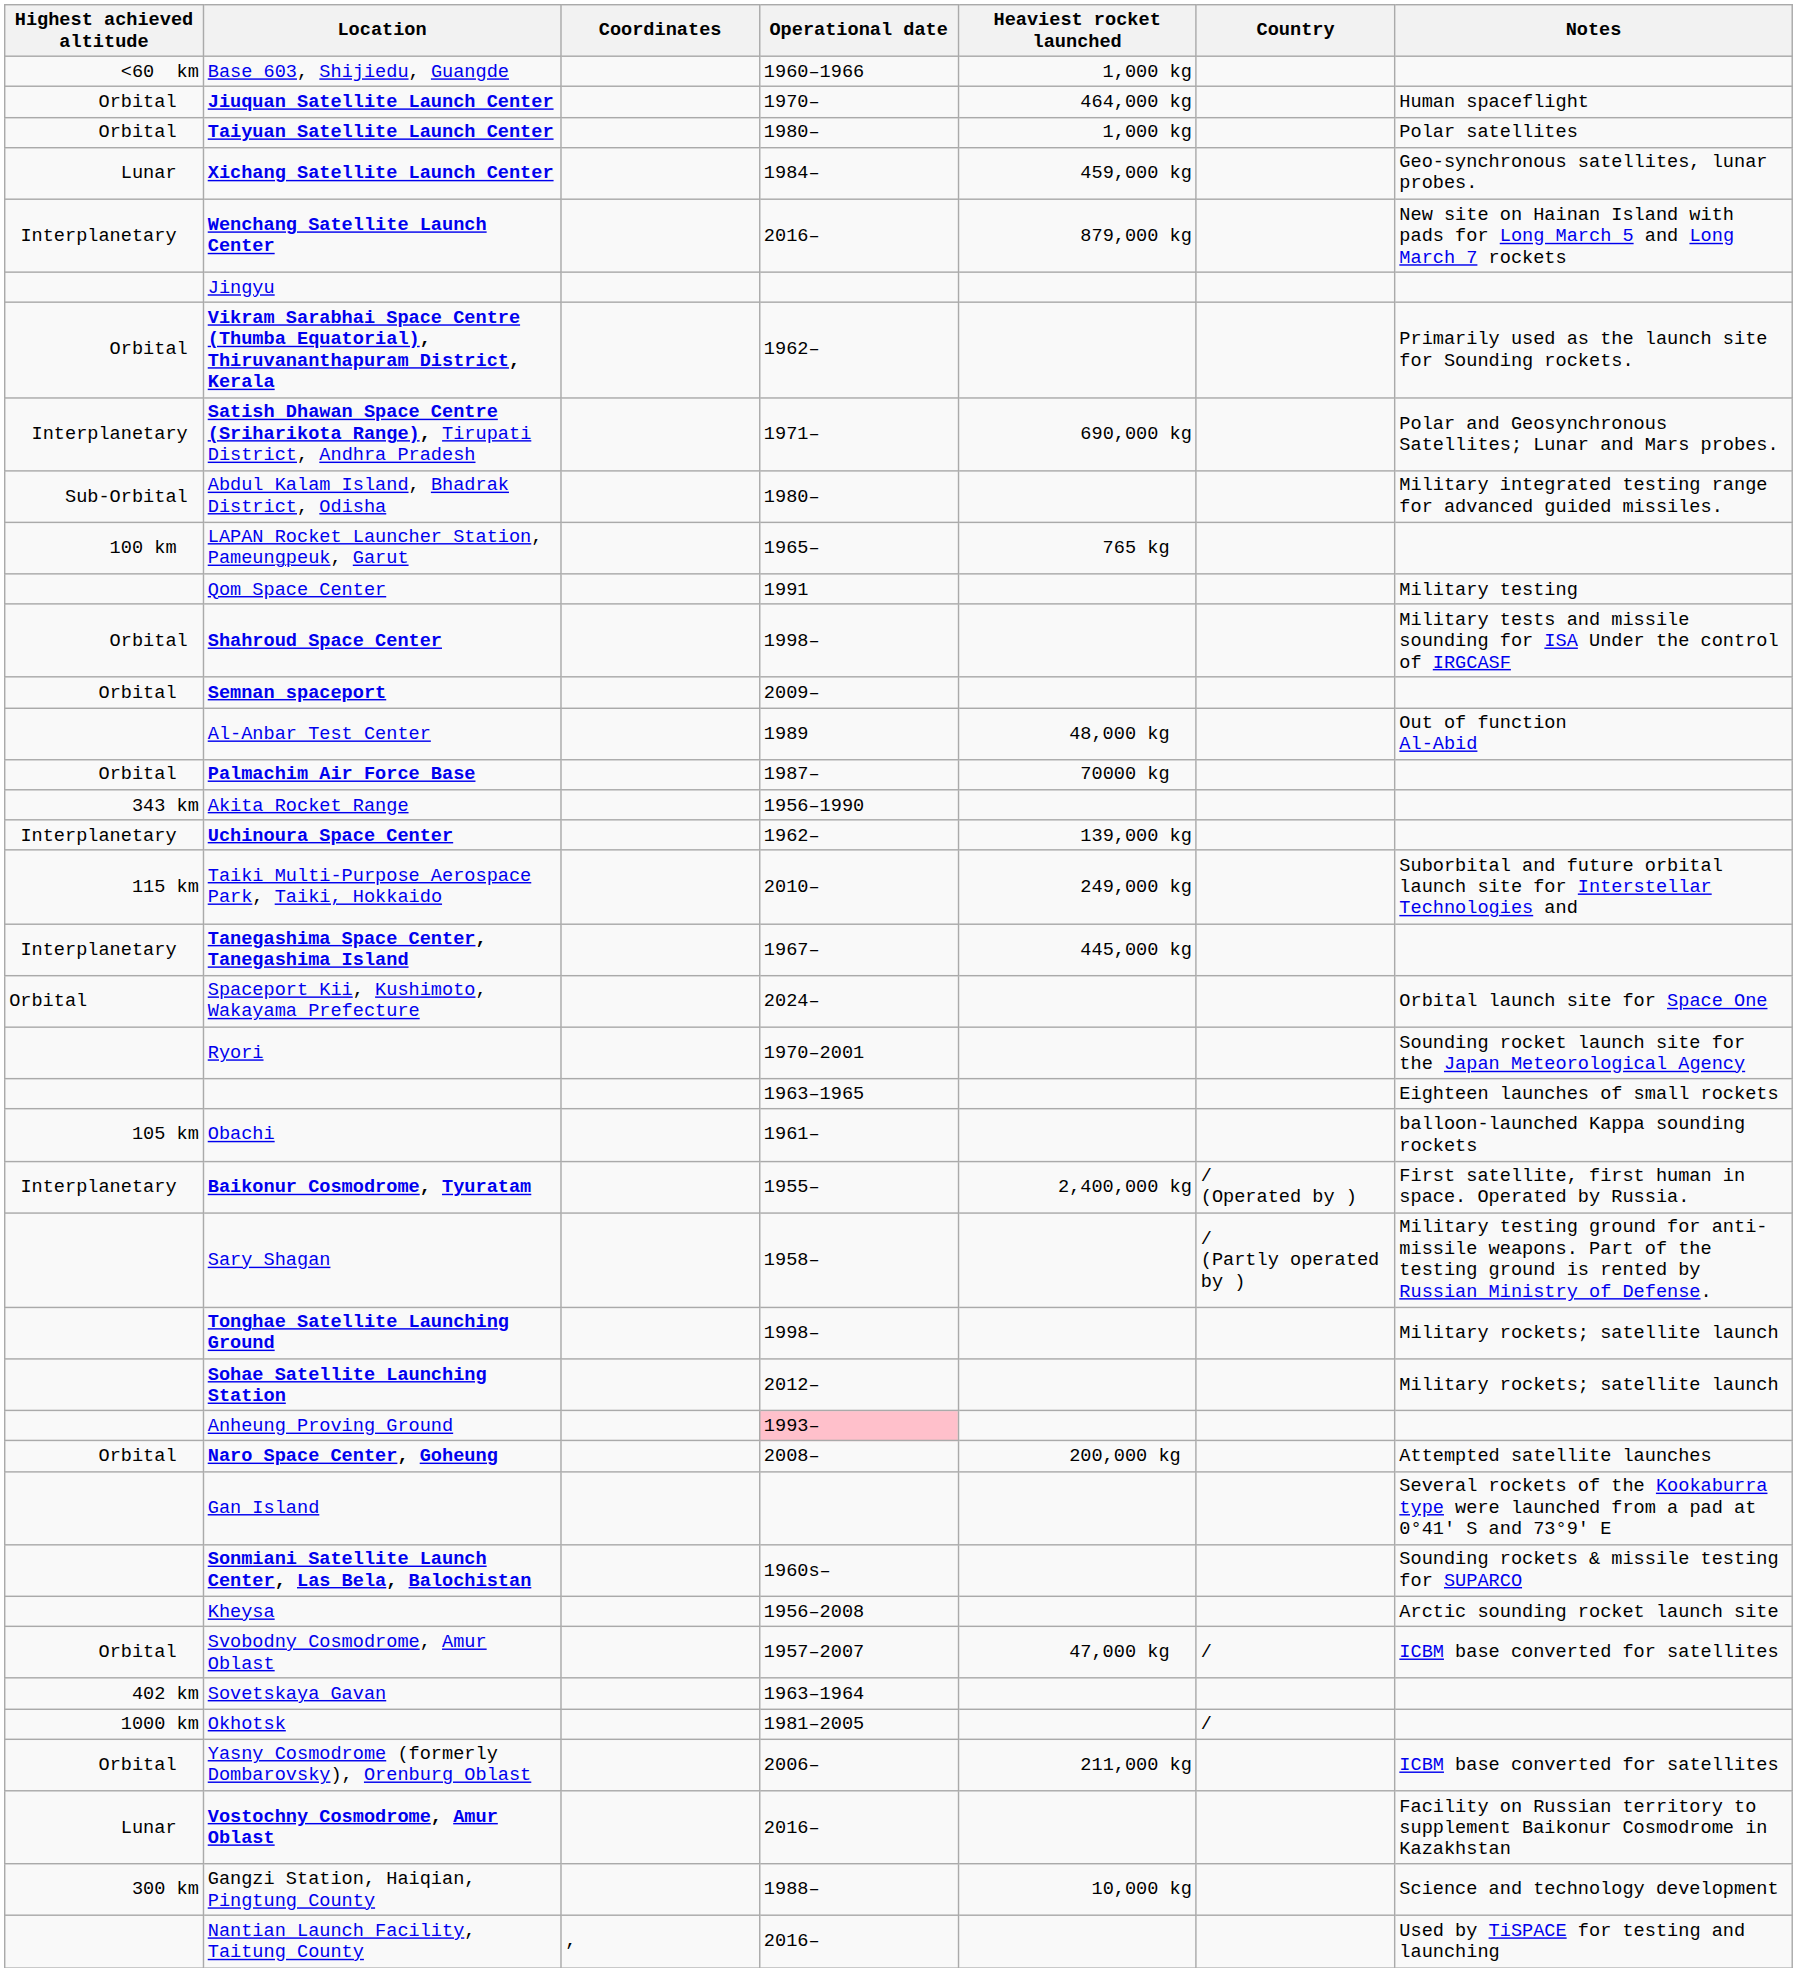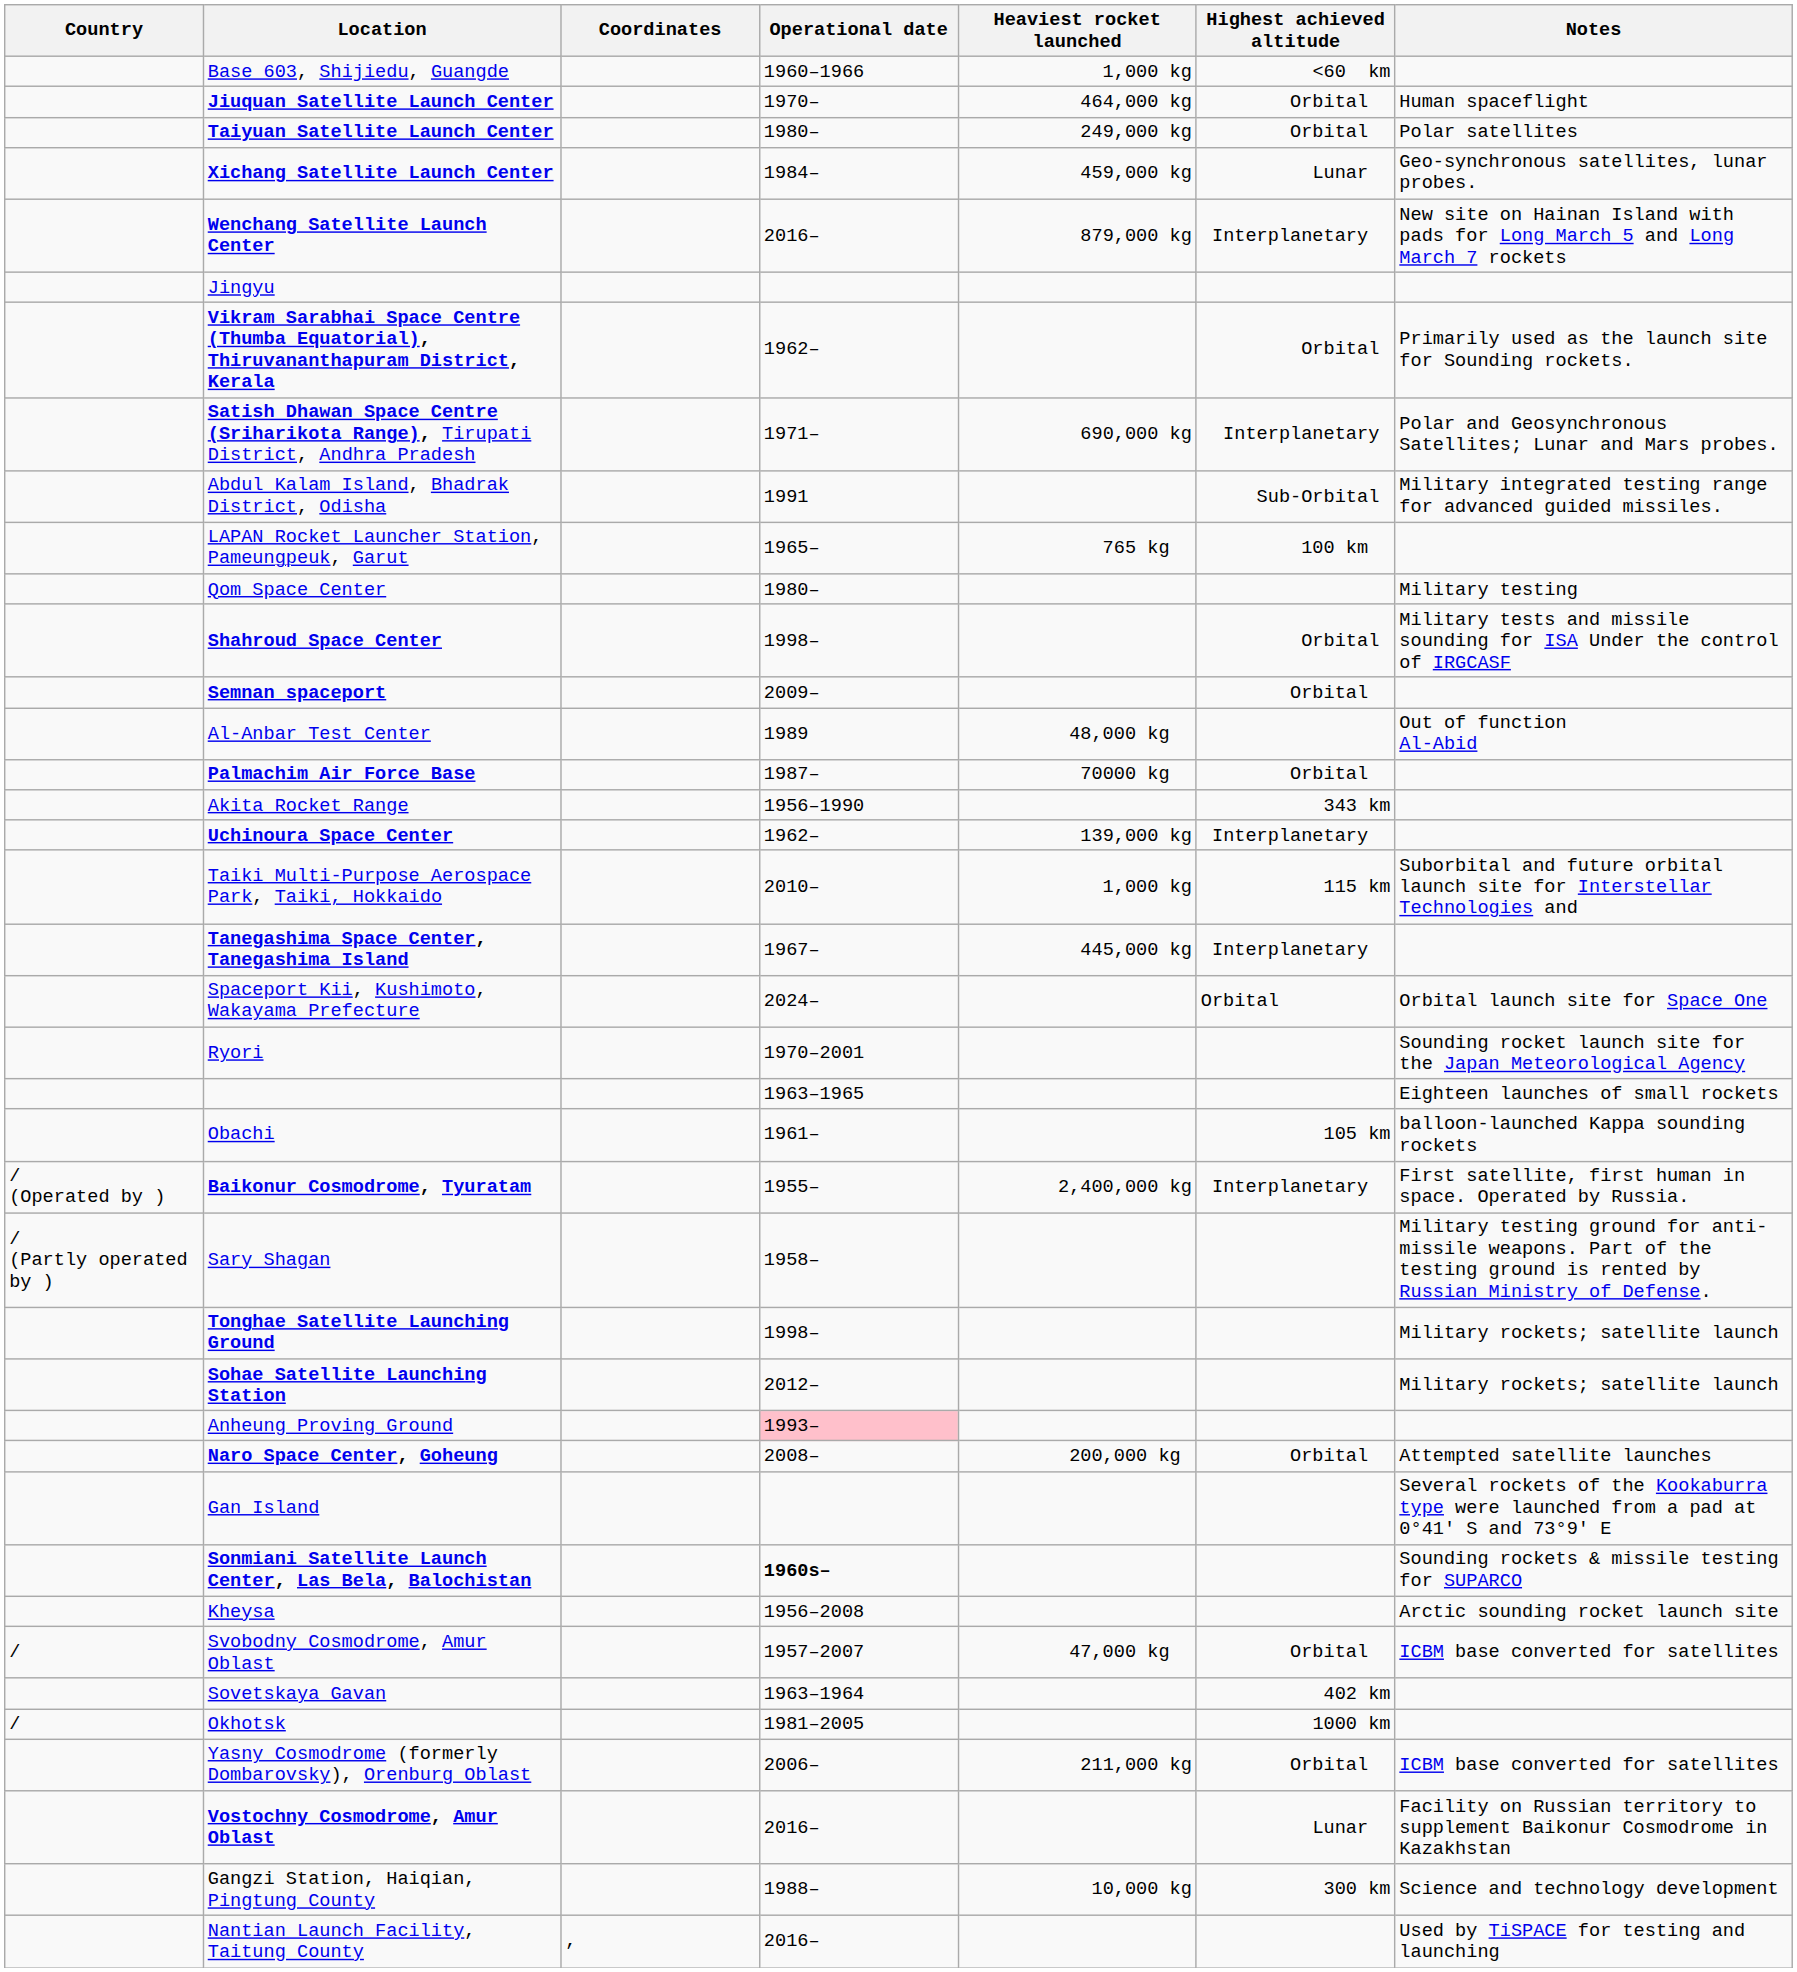columns swapped: (1296, 31) <-> (104, 31)
(1147, 132) 1,000 kg -> (1136, 132) 249,000 kg
(792, 496) 1980– -> (786, 496) 1991
(786, 589) 1991 -> (792, 589) 1980–
(1136, 887) 249,000 kg -> (1147, 887) 1,000 kg
(797, 1570) normal -> (797, 1570) bold
